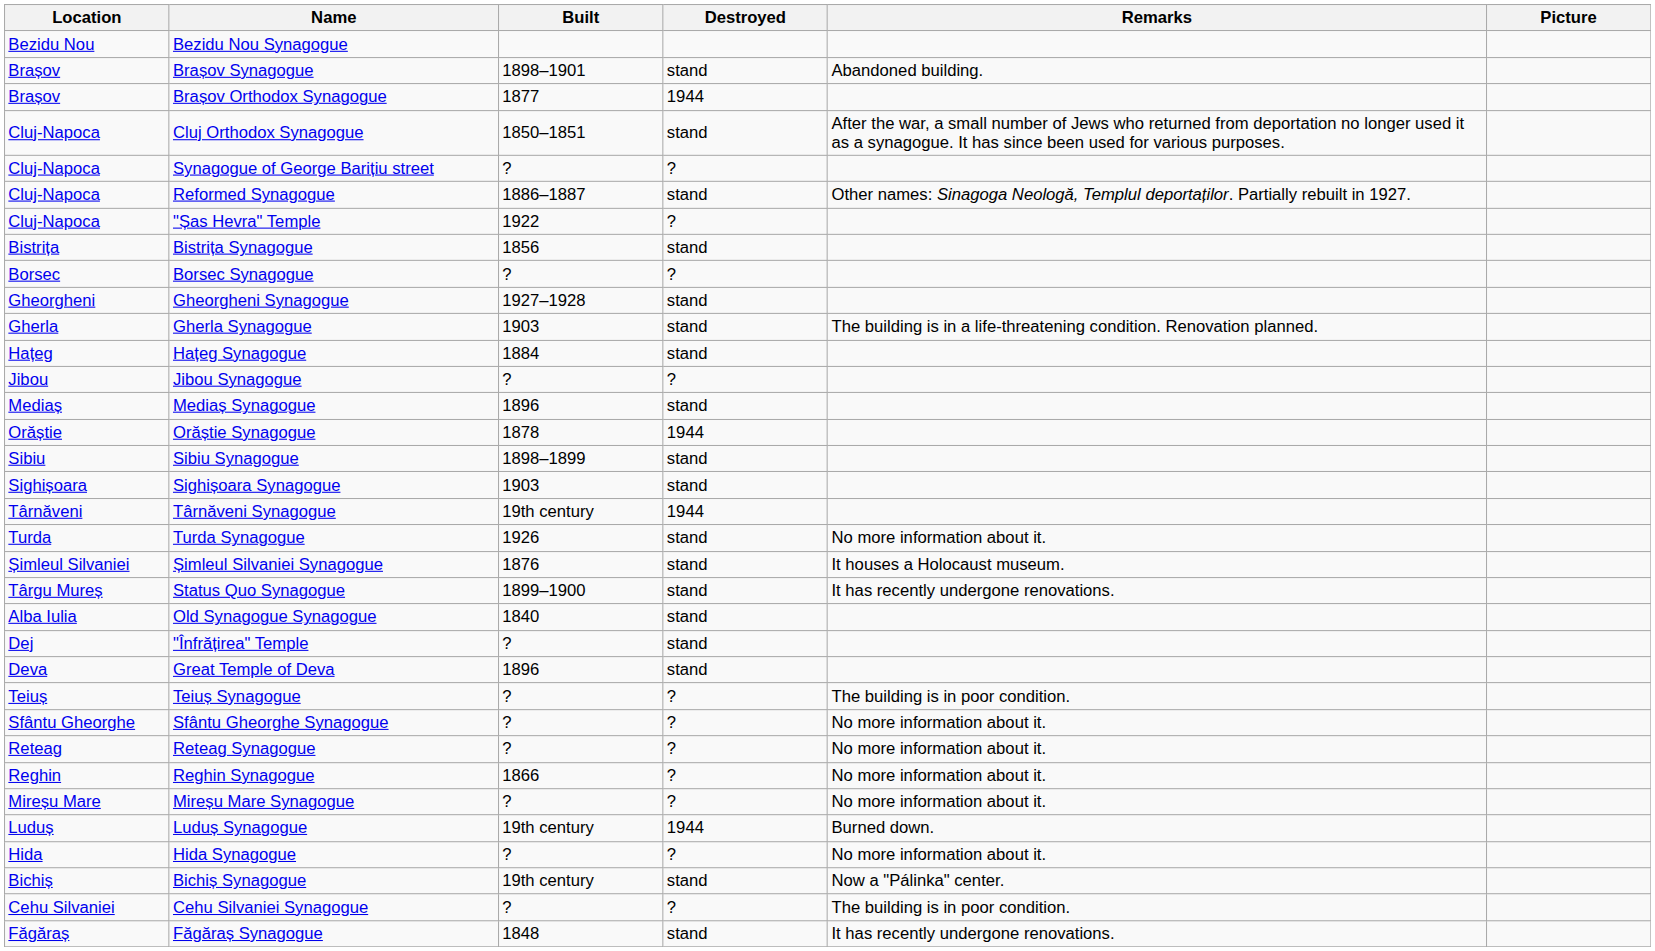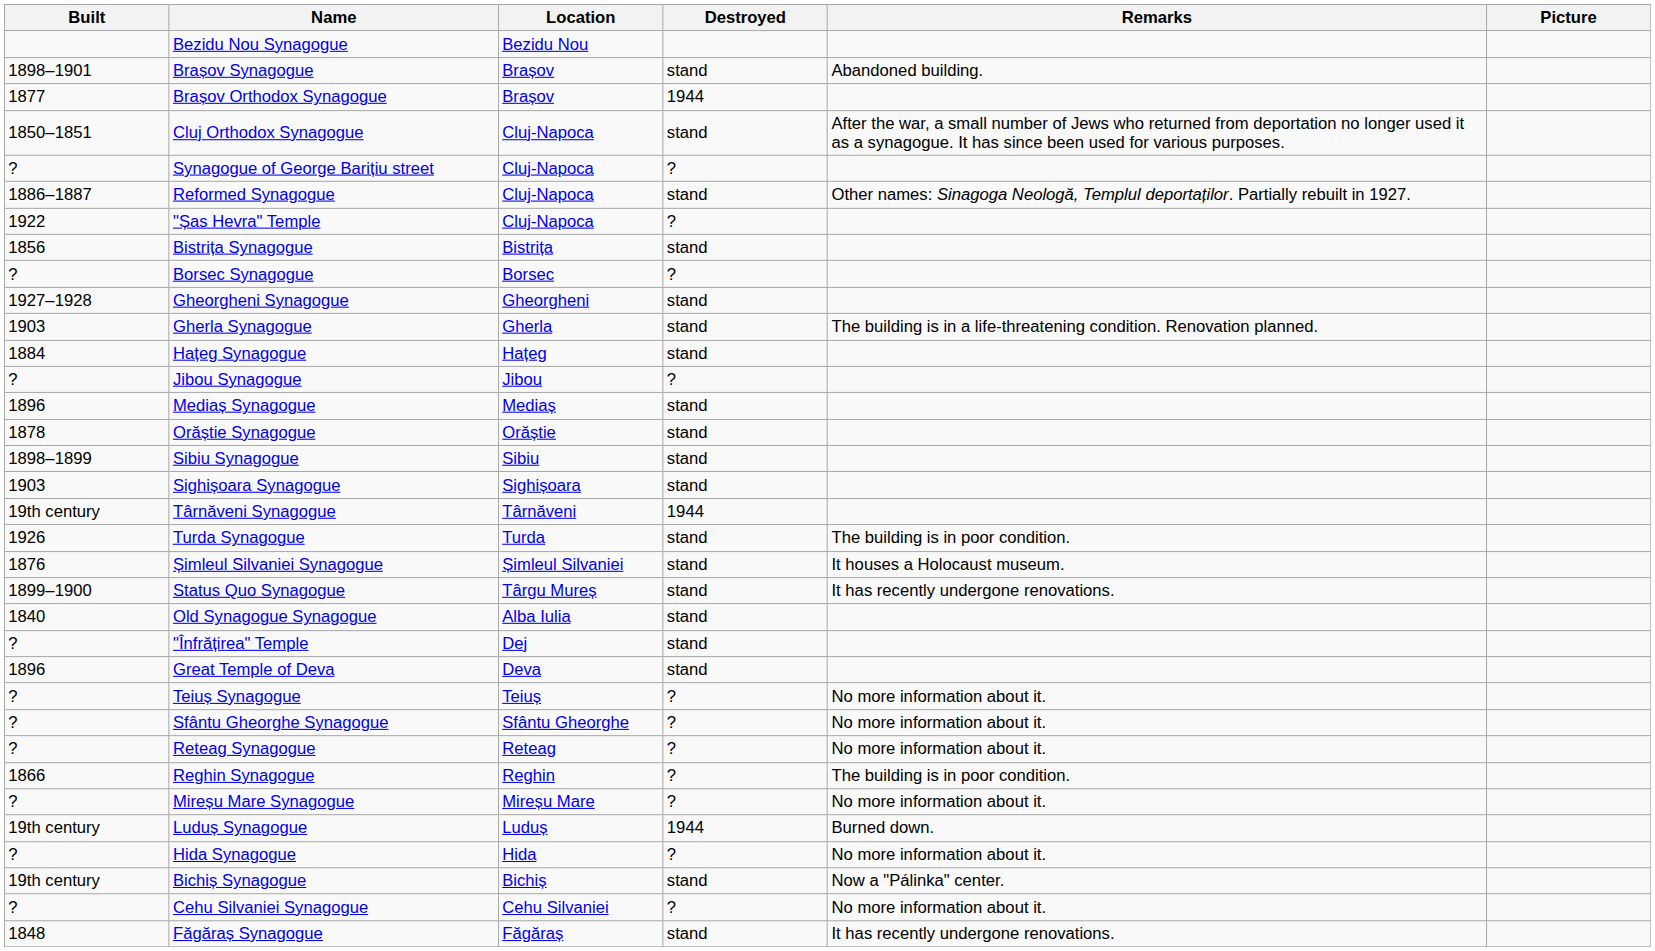columns swapped: (87, 17) <-> (581, 17)
(685, 432) 1944 -> (687, 432) stand
(939, 537) No more information about it. -> (951, 537) The building is in poor condition.
(951, 696) The building is in poor condition. -> (939, 696) No more information about it.
(939, 775) No more information about it. -> (951, 775) The building is in poor condition.
(951, 907) The building is in poor condition. -> (939, 907) No more information about it.
